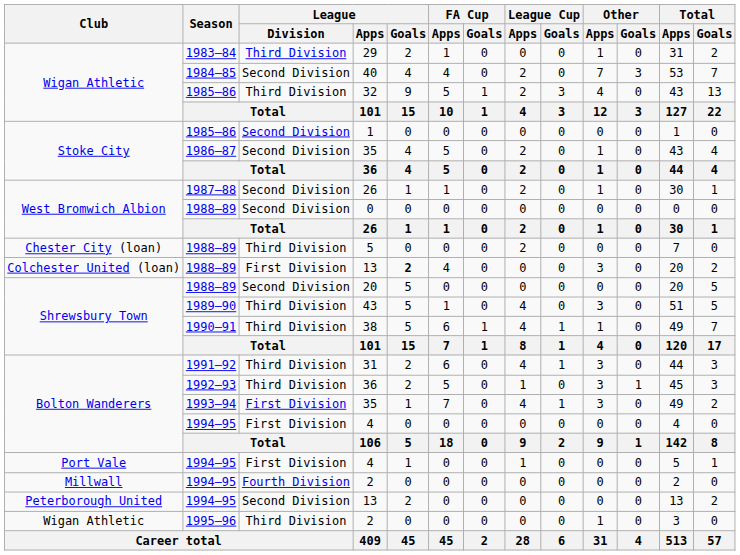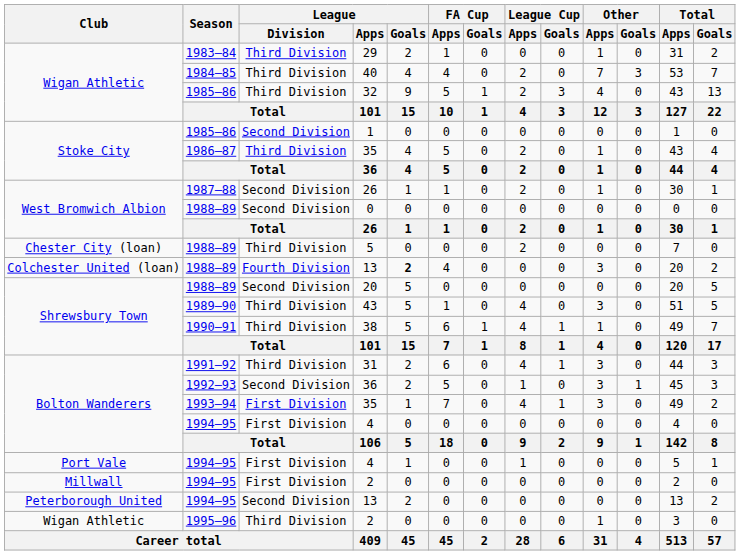(296, 73) Second Division -> (296, 73) Third Division
(296, 151) Second Division -> (296, 151) Third Division
(296, 268) First Division -> (296, 268) Fourth Division
(296, 385) Third Division -> (296, 385) Second Division
(296, 482) Fourth Division -> (296, 482) First Division
